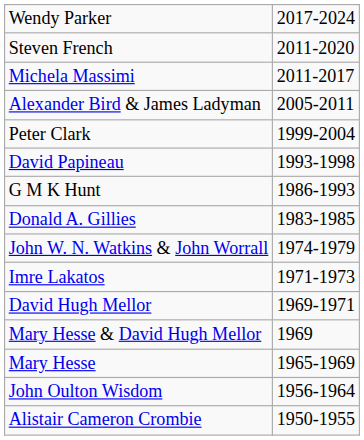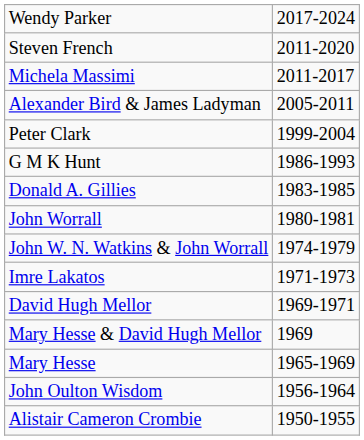- row: (66, 162)
+ row: (55, 219)
